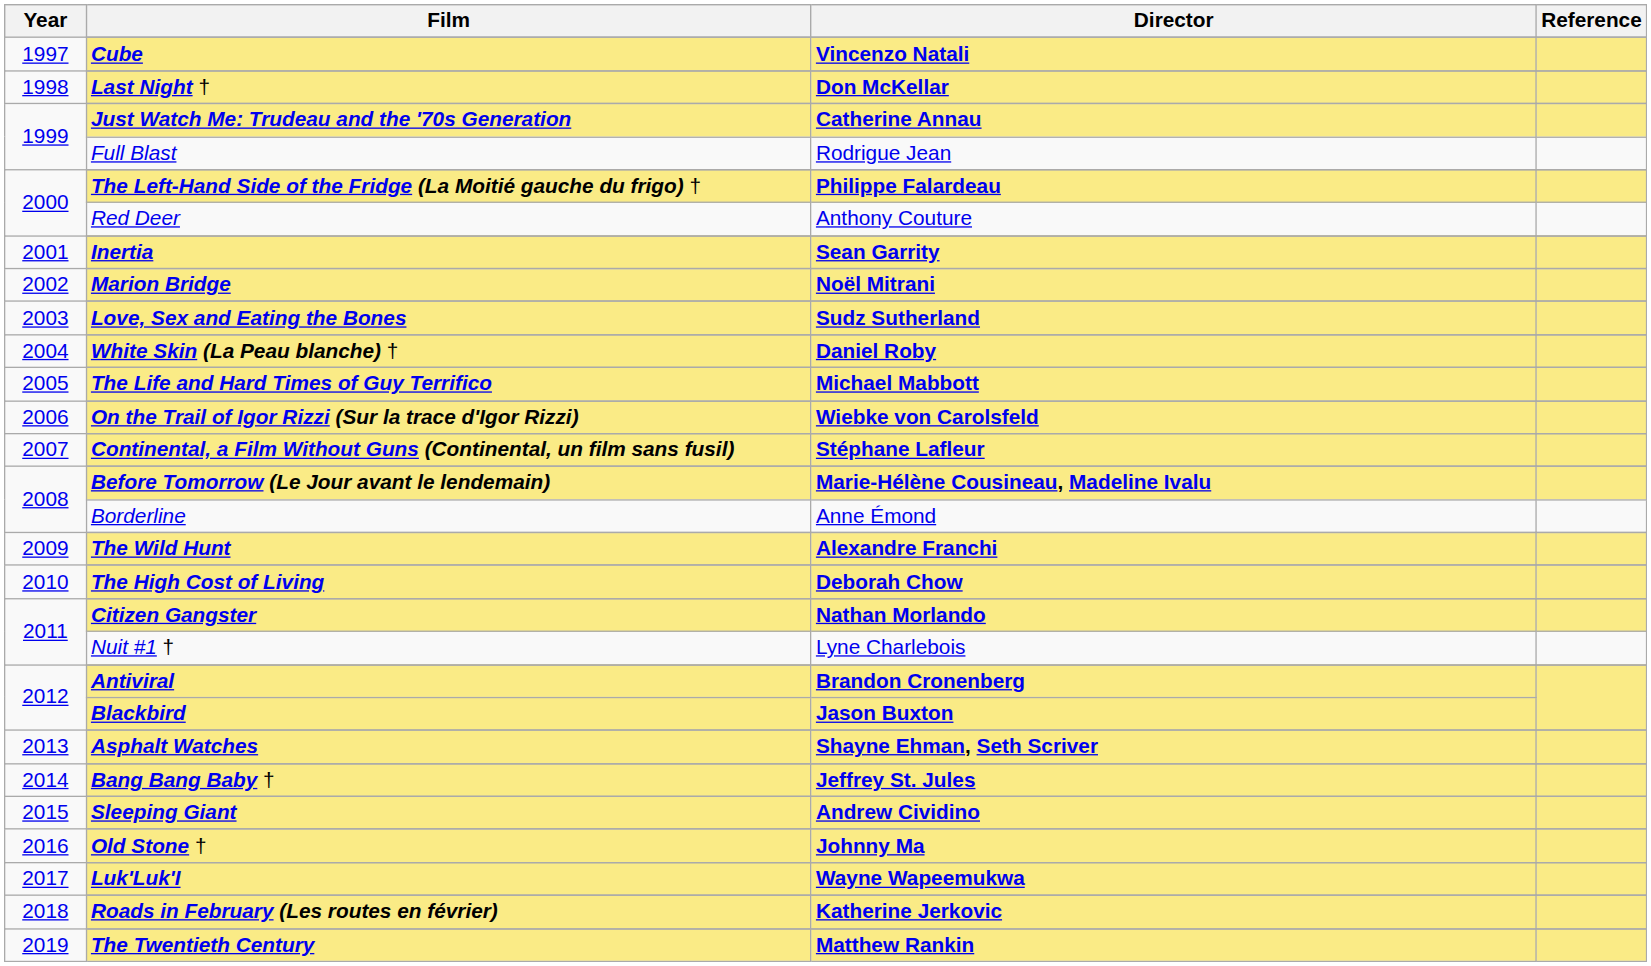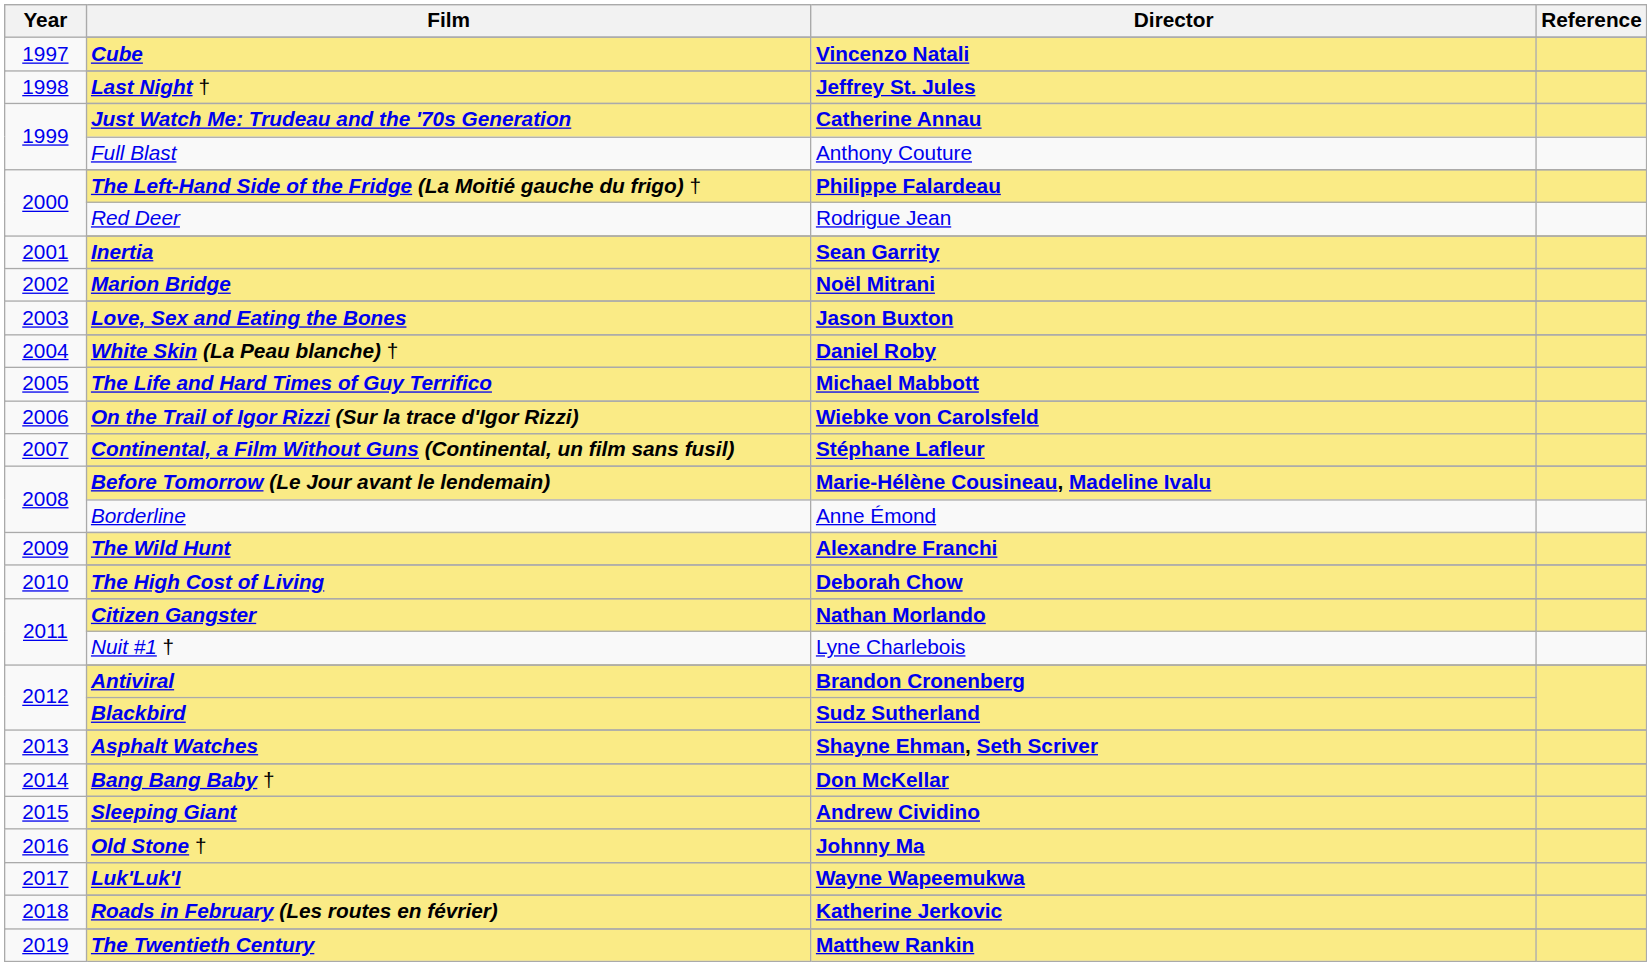(882, 86) Don McKellar -> (896, 86) Jeffrey St. Jules
(884, 152) Rodrigue Jean -> (894, 152) Anthony Couture
(894, 218) Anthony Couture -> (884, 218) Rodrigue Jean
(898, 317) Sudz Sutherland -> (885, 317) Jason Buxton
(885, 713) Jason Buxton -> (898, 713) Sudz Sutherland
(896, 779) Jeffrey St. Jules -> (882, 779) Don McKellar
